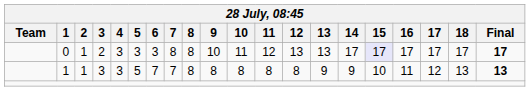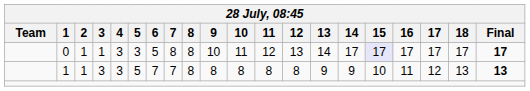(102, 52) 2 -> (102, 52) 1
(155, 52) 3 -> (155, 52) 5
(324, 52) 13 -> (324, 52) 14
